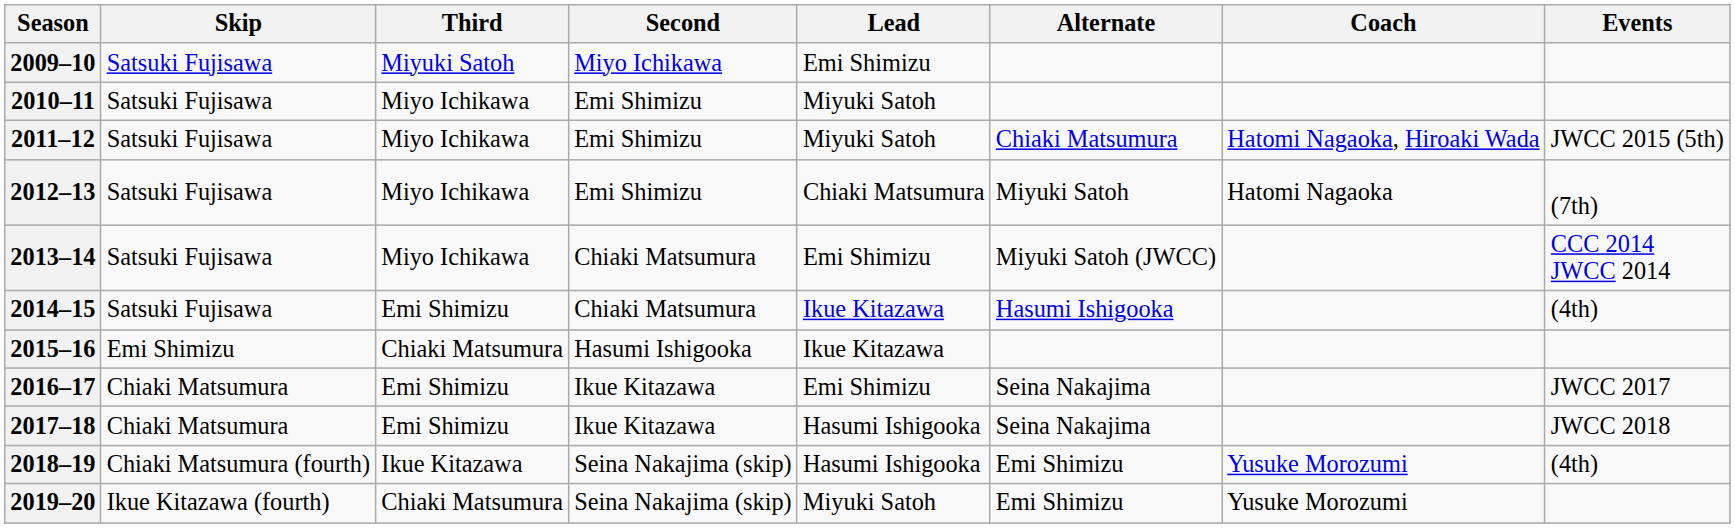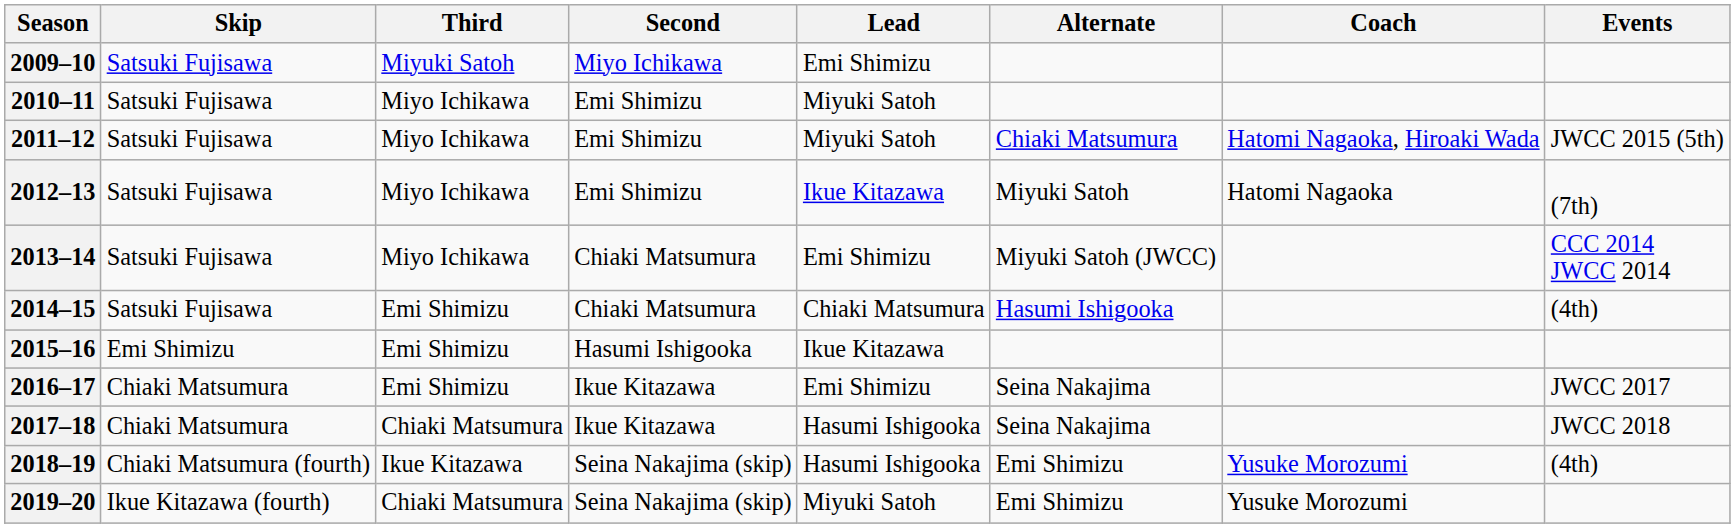(894, 191) Chiaki Matsumura -> (873, 191) Ikue Kitazawa
(873, 309) Ikue Kitazawa -> (894, 309) Chiaki Matsumura
(472, 348) Chiaki Matsumura -> (445, 348) Emi Shimizu
(445, 425) Emi Shimizu -> (472, 425) Chiaki Matsumura
